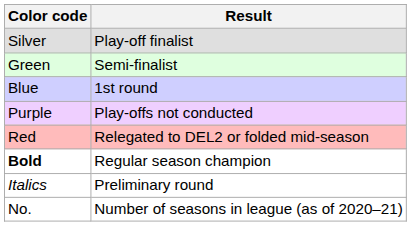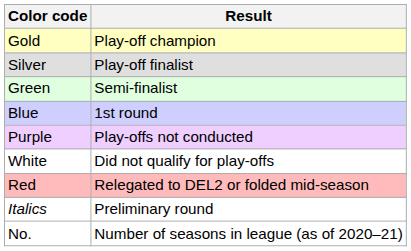+ row: (24, 40)
+ row: (27, 161)
- row: (25, 161)
